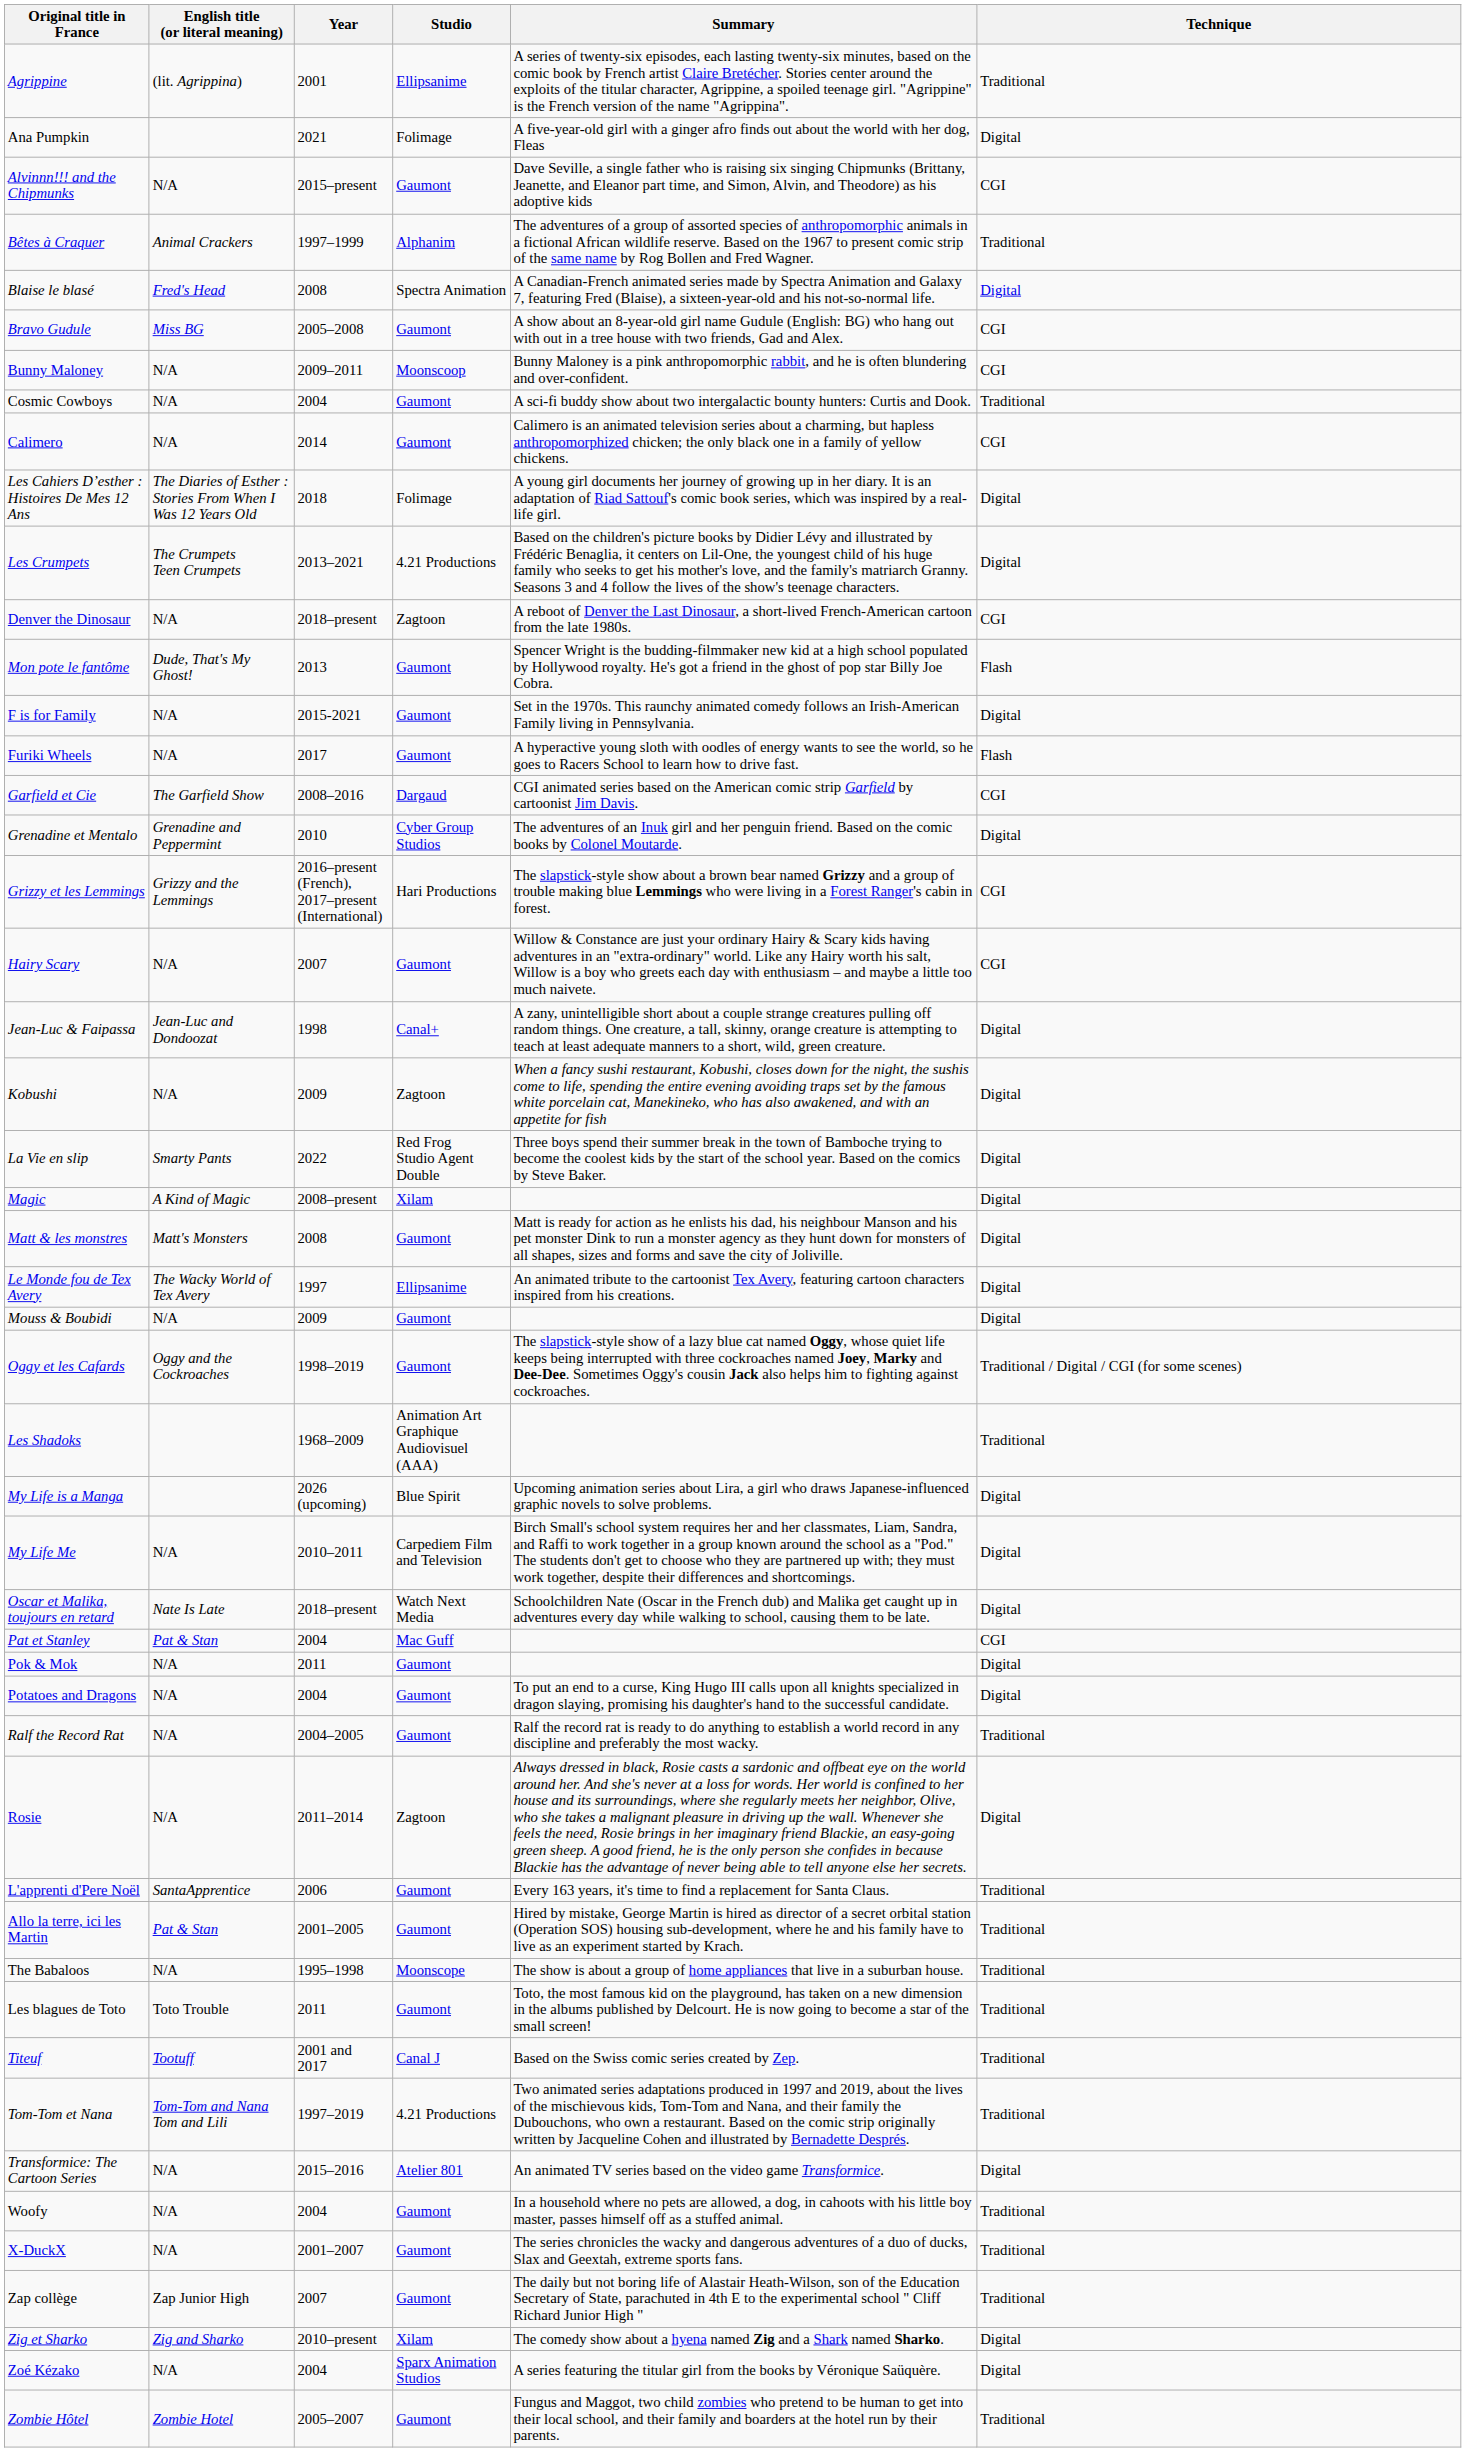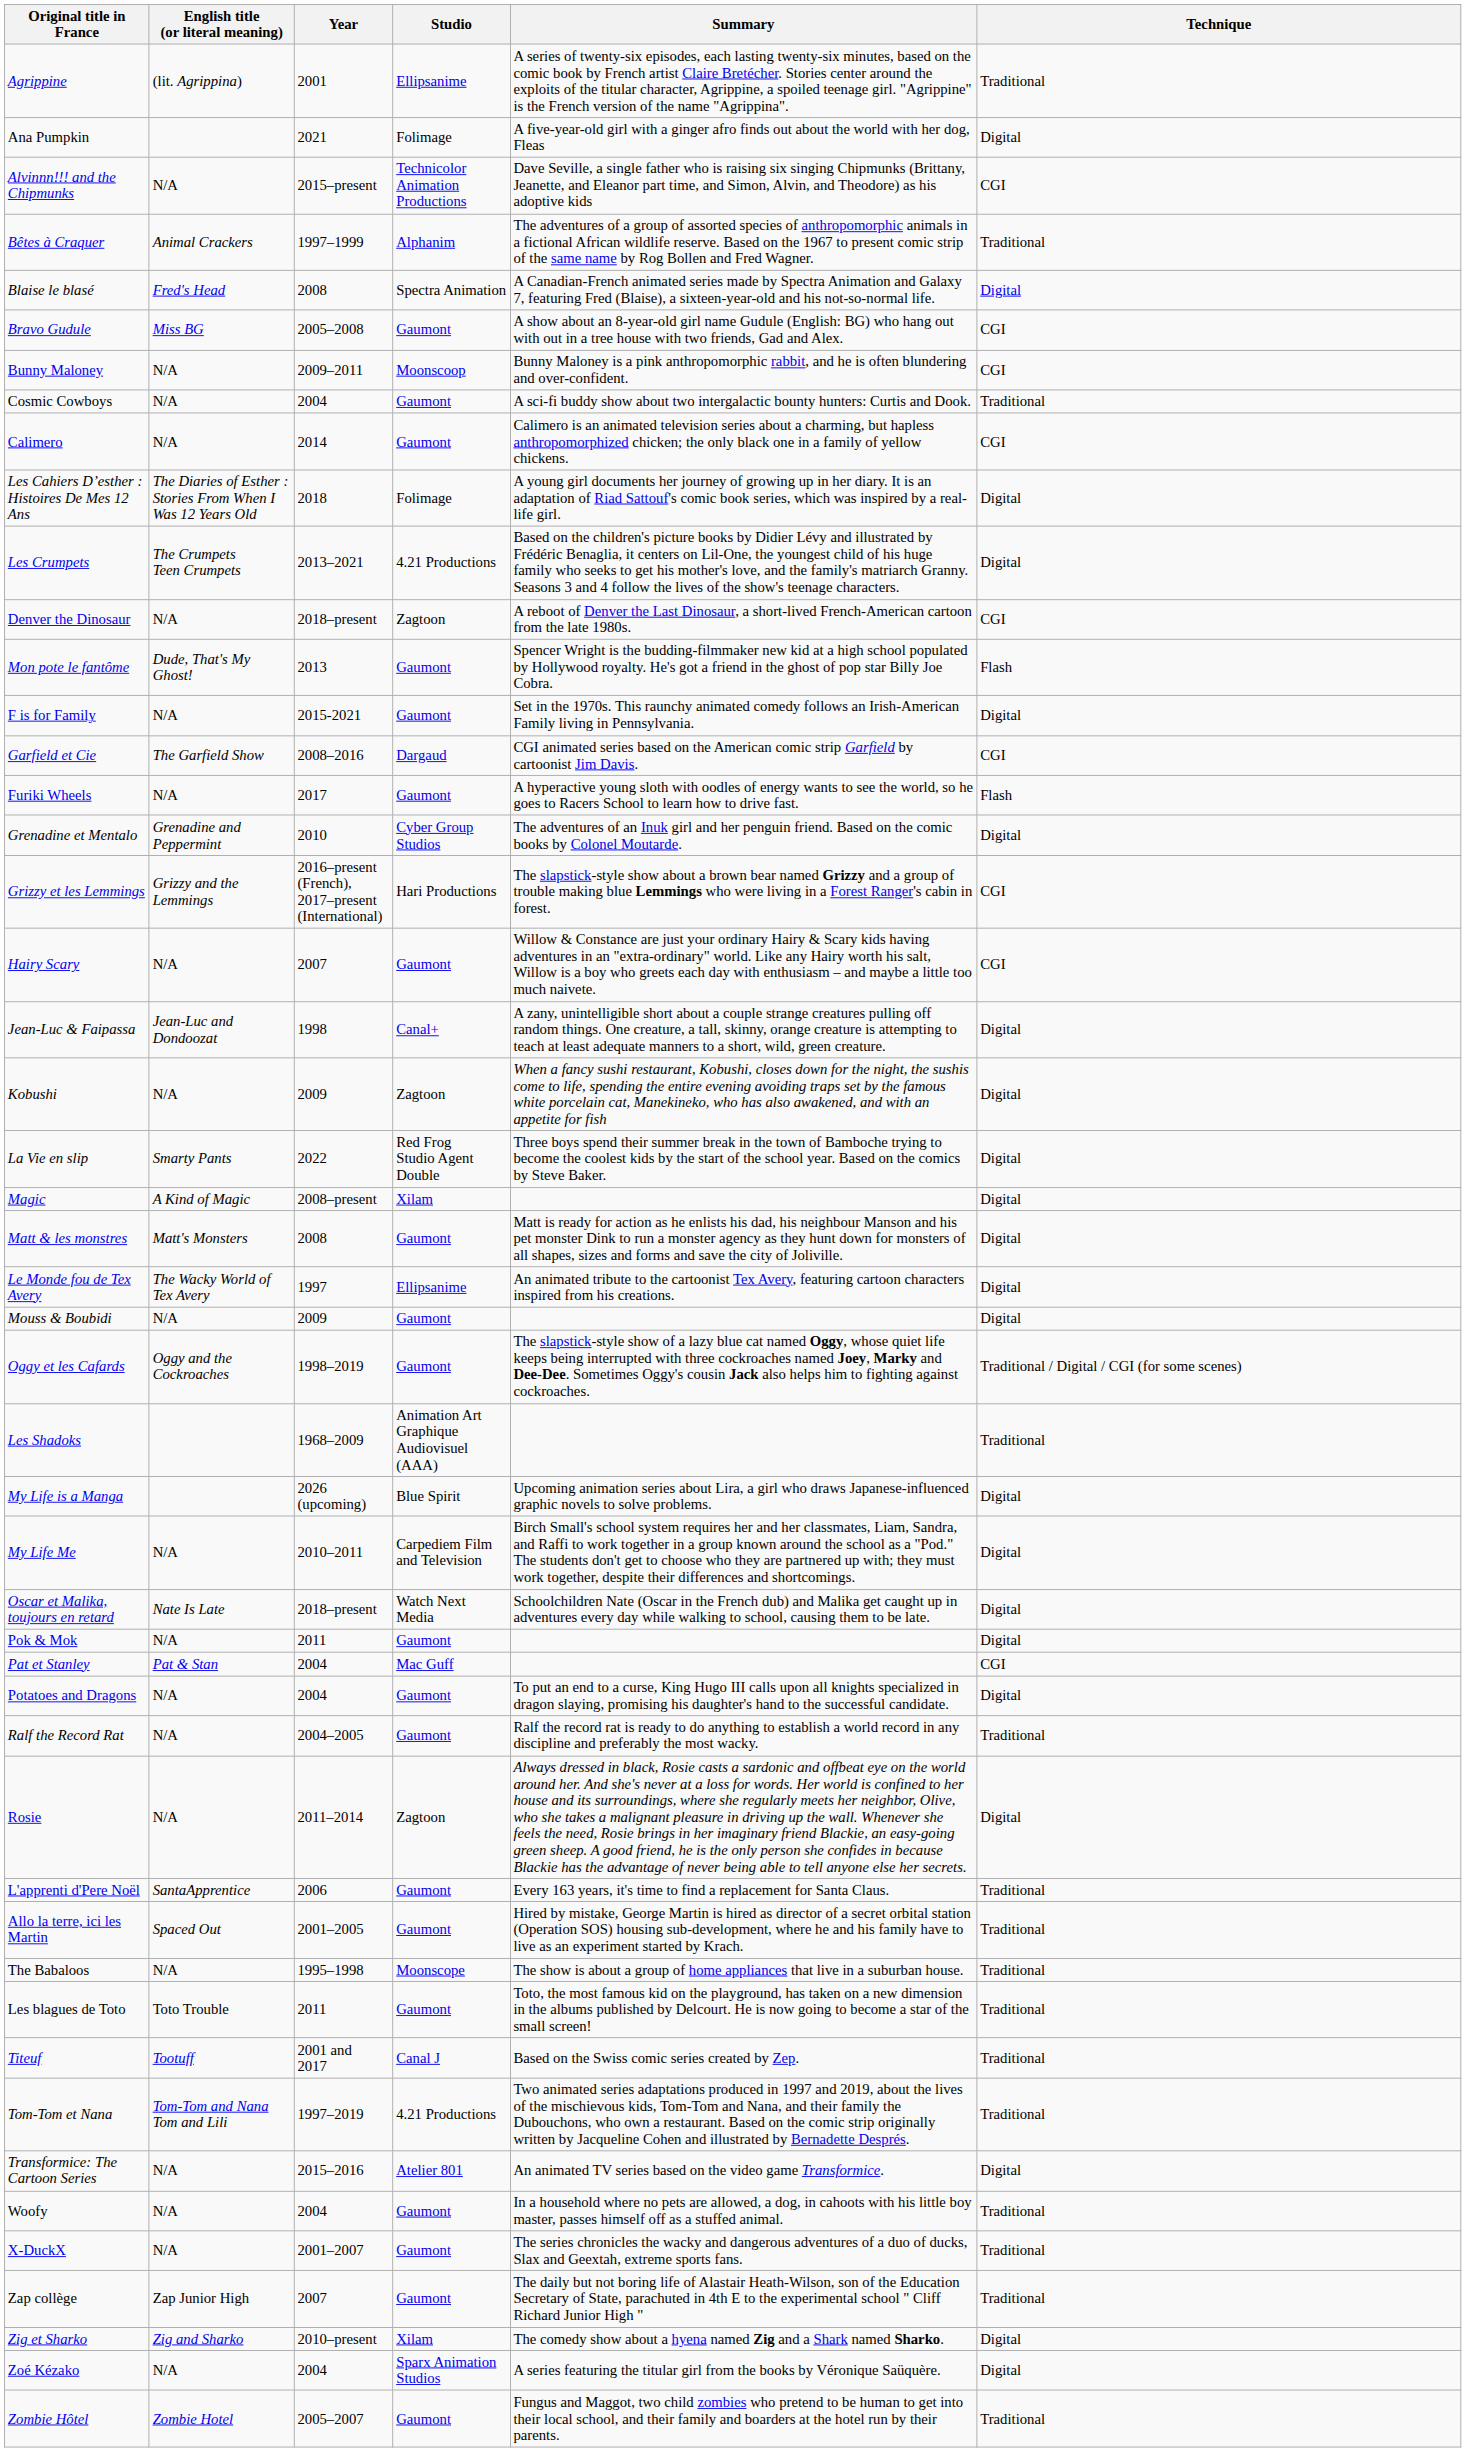(424, 185) Gaumont -> (431, 185) Technicolor Animation Productions
rows swapped: (50, 755) <-> (52, 795)
rows swapped: (43, 1664) <-> (49, 1640)
(185, 1930) Pat & Stan -> (187, 1930) Spaced Out
